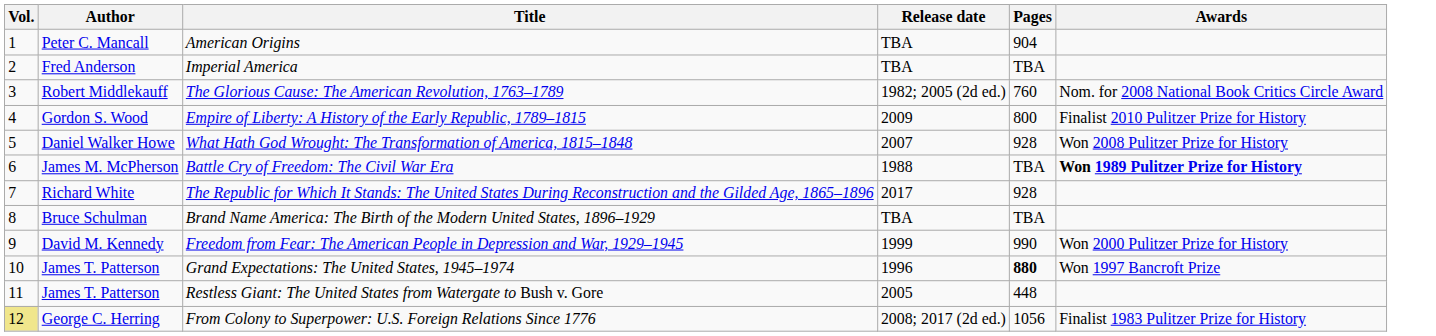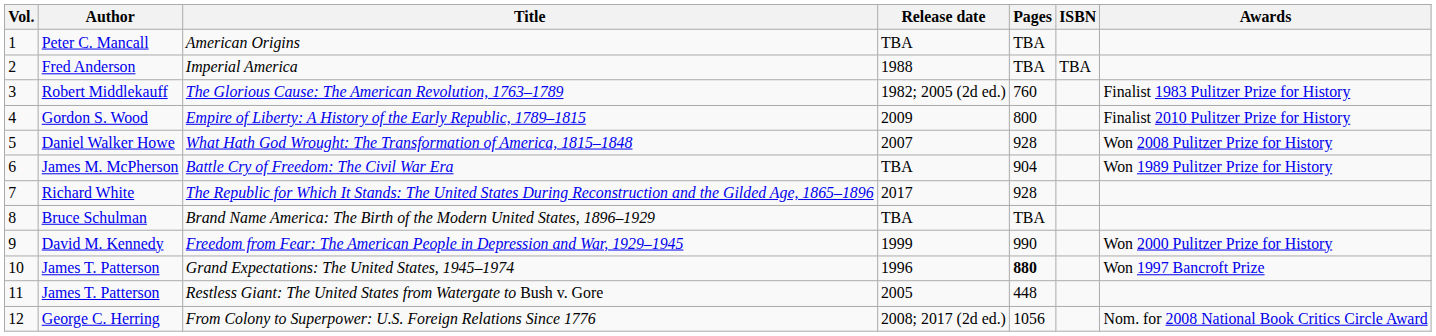+ column: (1078, 17)
(1025, 42) 904 -> (1029, 42) TBA
(897, 67) TBA -> (897, 67) 1988
(1221, 92) Nom. for 2008 National Book Critics Circle Award -> (1227, 92) Finalist 1983 Pulitzer Prize for History
(897, 167) 1988 -> (897, 167) TBA
(1029, 167) TBA -> (1025, 167) 904
(1181, 167) bold -> (1218, 167) normal
(16, 318) khaki background -> (16, 318) no background
(1183, 318) Finalist 1983 Pulitzer Prize for History -> (1266, 318) Nom. for 2008 National Book Critics Circle Award
